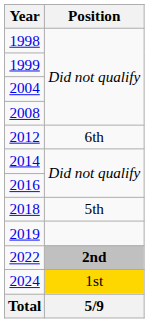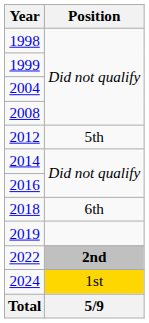(94, 137) 6th -> (94, 137) 5th
(94, 209) 5th -> (94, 209) 6th
